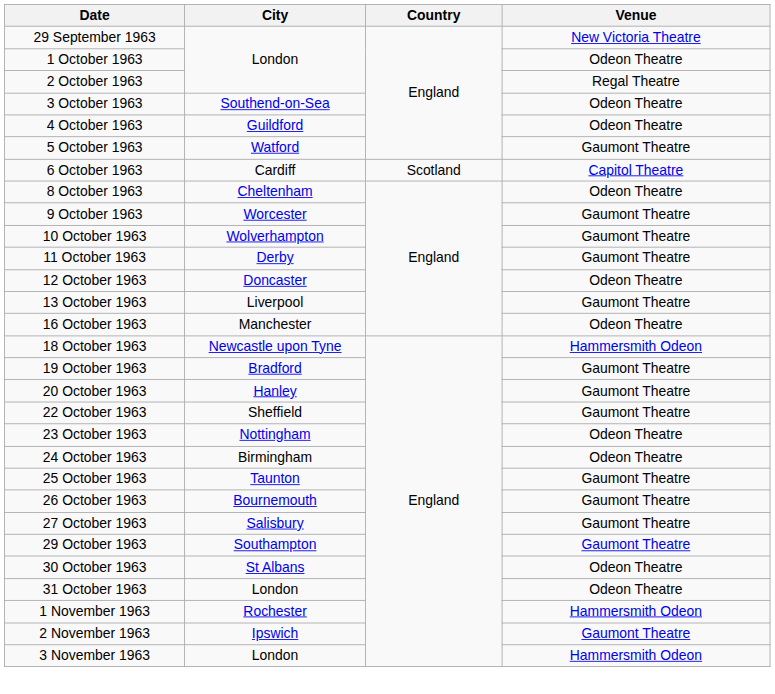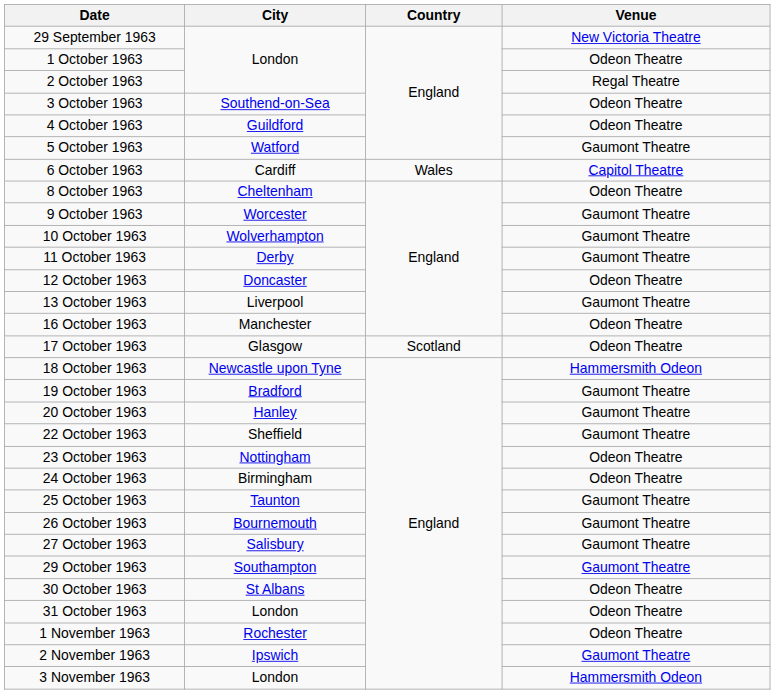(434, 170) Scotland -> (434, 170) Wales
+ row: (95, 346)
(636, 611) Hammersmith Odeon -> (636, 633) Odeon Theatre
